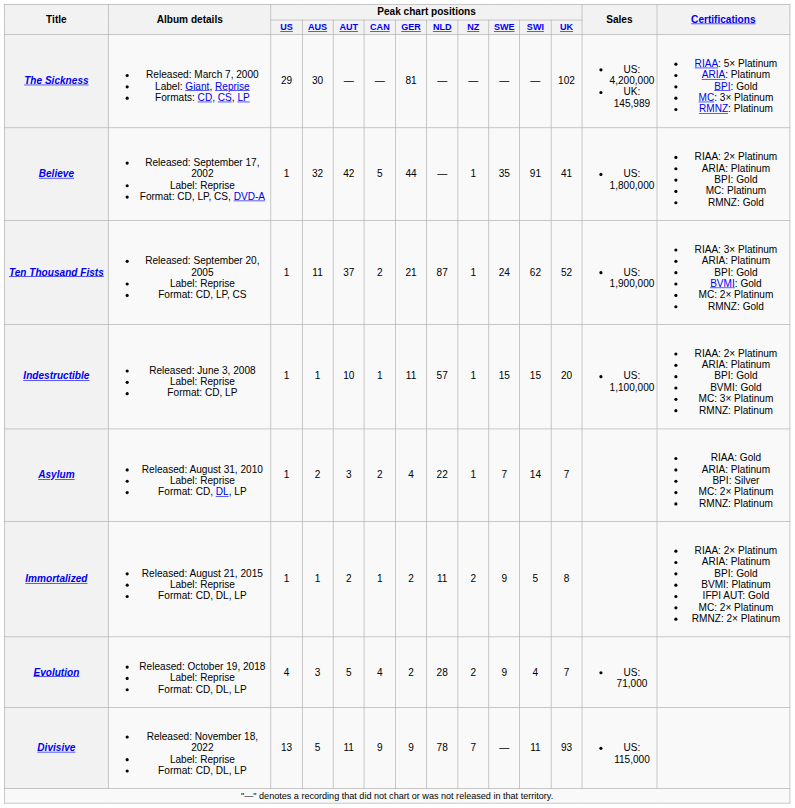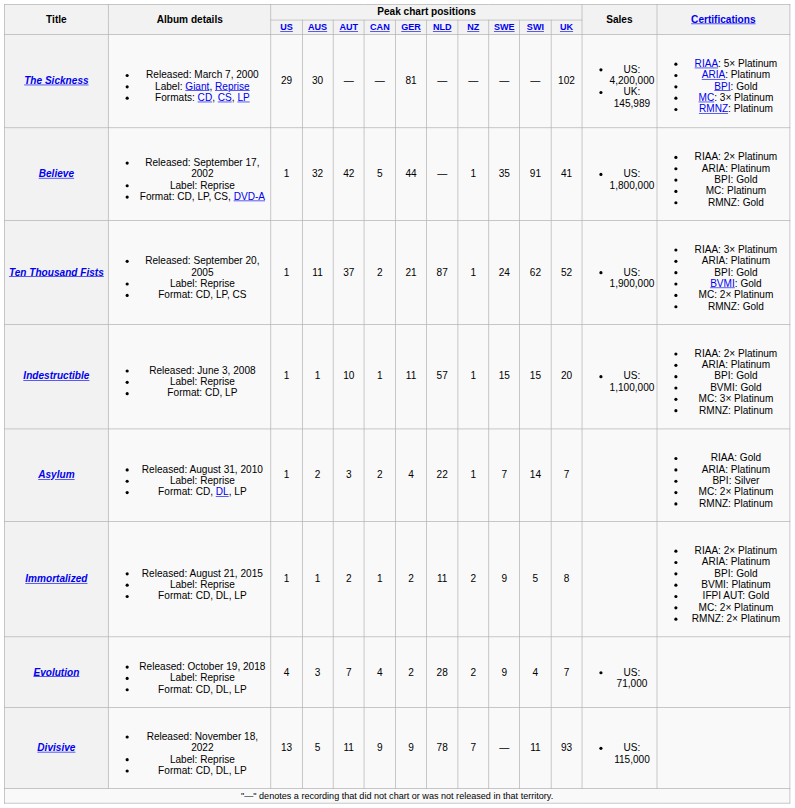(349, 672) 5 -> (349, 672) 7
